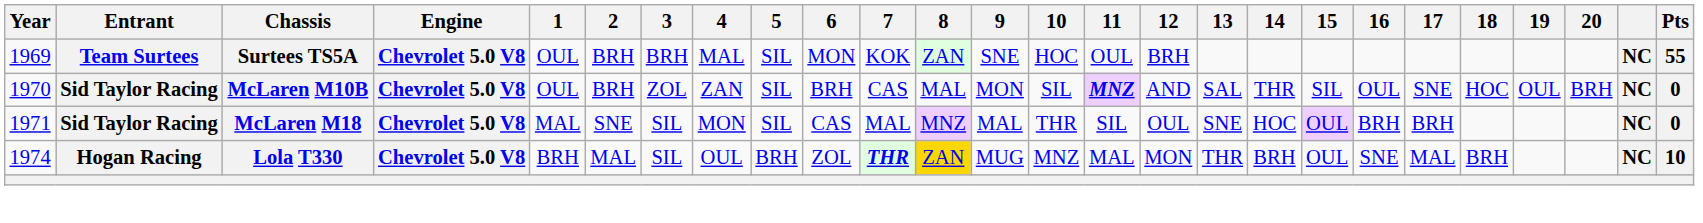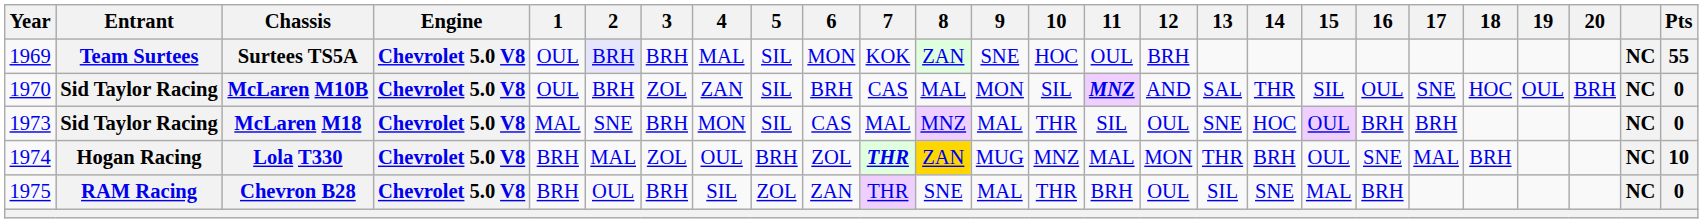(613, 55) no background -> (613, 55) lavender background
(30, 123) 1971 -> (30, 123) 1973
(667, 123) SIL -> (667, 123) BRH
(667, 157) SIL -> (667, 157) ZOL
+ row: (298, 191)
